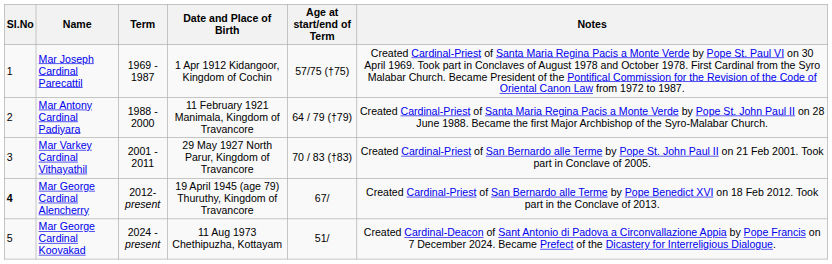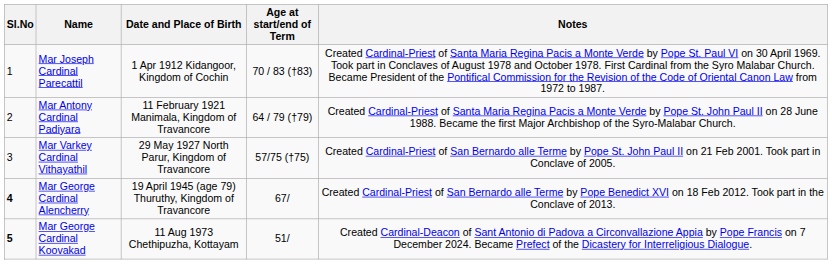- column: (143, 24)
(322, 71) 57/75 (†75) -> (282, 71) 70 / 83 (†83)
(322, 158) 70 / 83 (†83) -> (282, 158) 57/75 (†75)
(10, 239) normal -> (10, 239) bold
